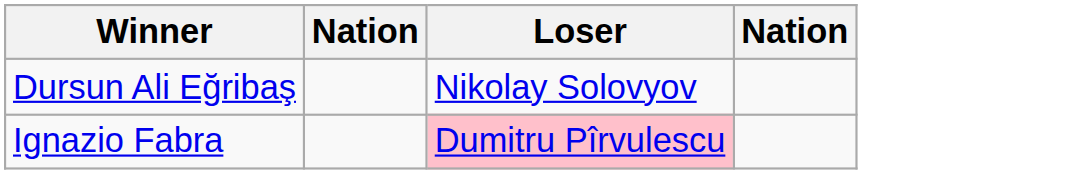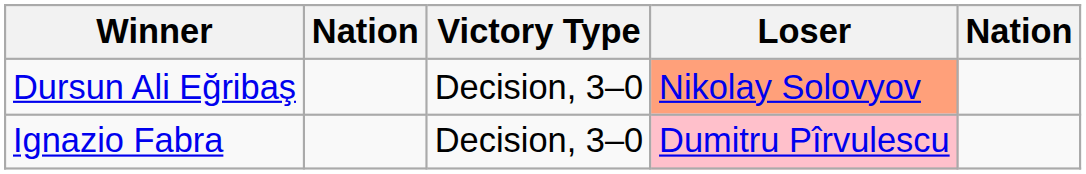+ column: (539, 31)
(566, 86) no background -> (790, 86) lightsalmon background
